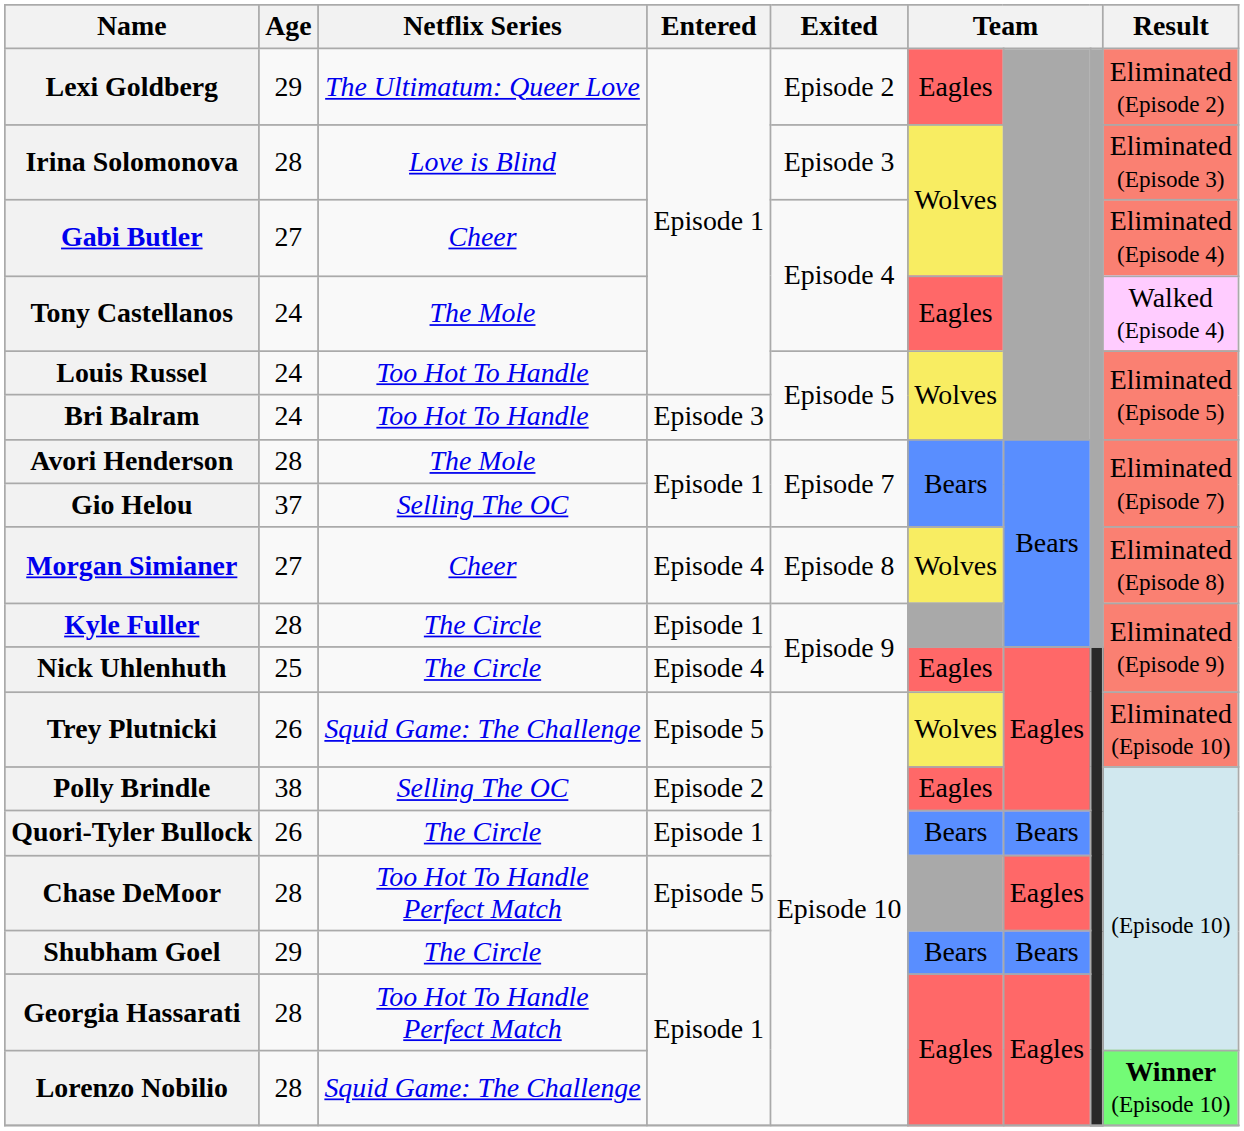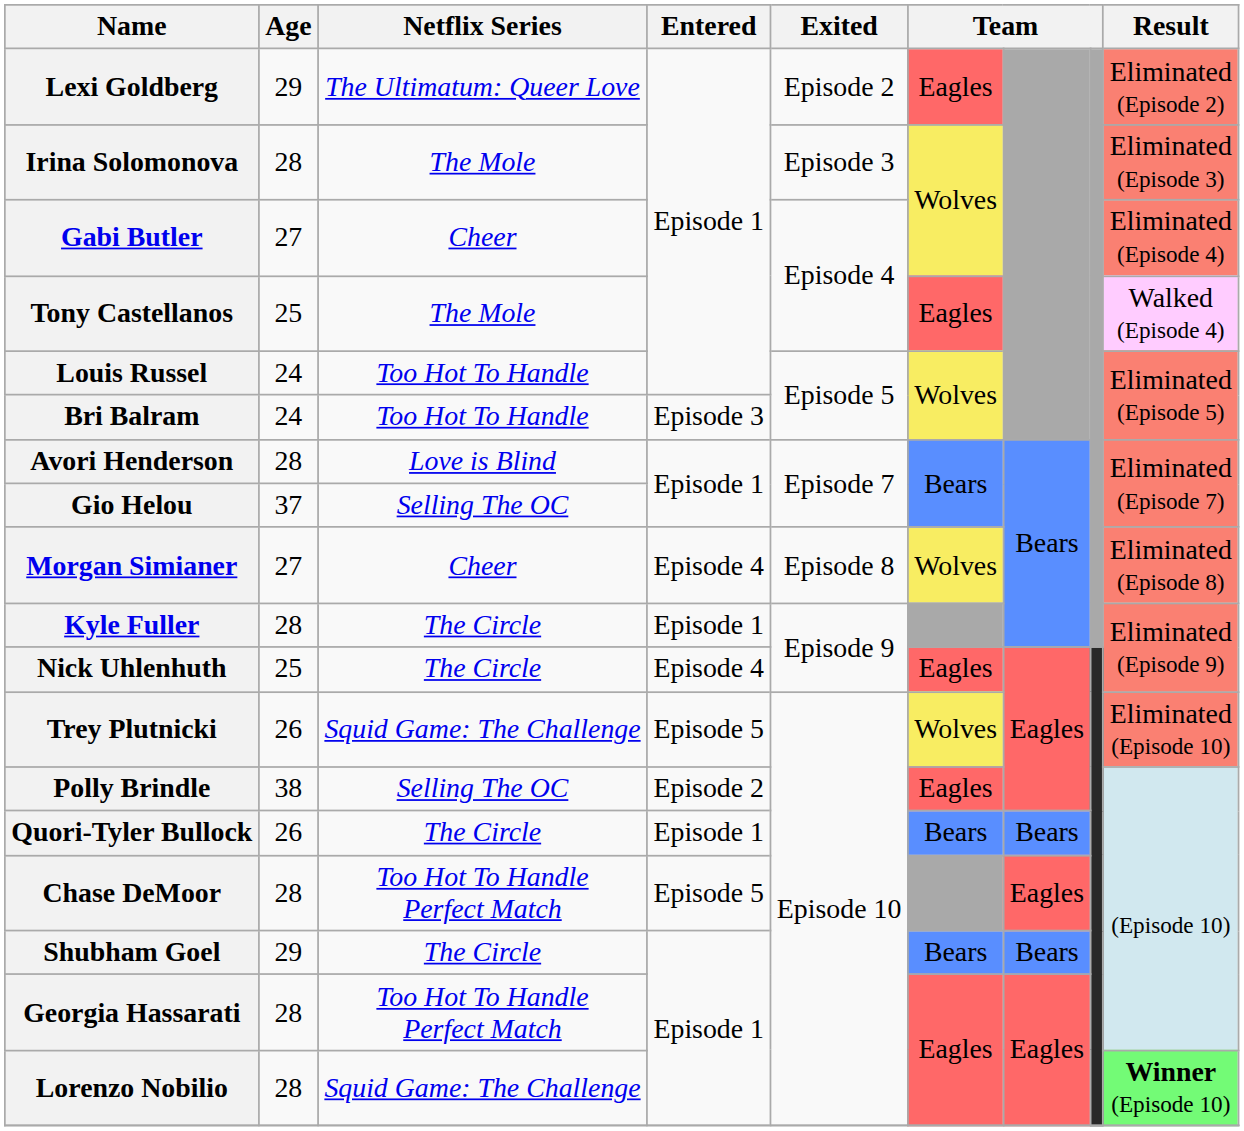(482, 161) Love is Blind -> (482, 161) The Mole
(288, 312) 24 -> (288, 312) 25
(482, 460) The Mole -> (482, 460) Love is Blind
